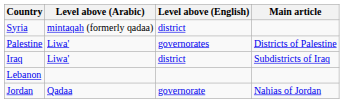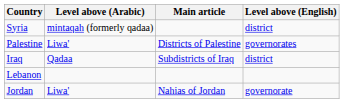columns swapped: (204, 12) <-> (295, 12)
(58, 59) Liwa' -> (60, 59) Qadaa
(60, 91) Qadaa -> (58, 91) Liwa'
